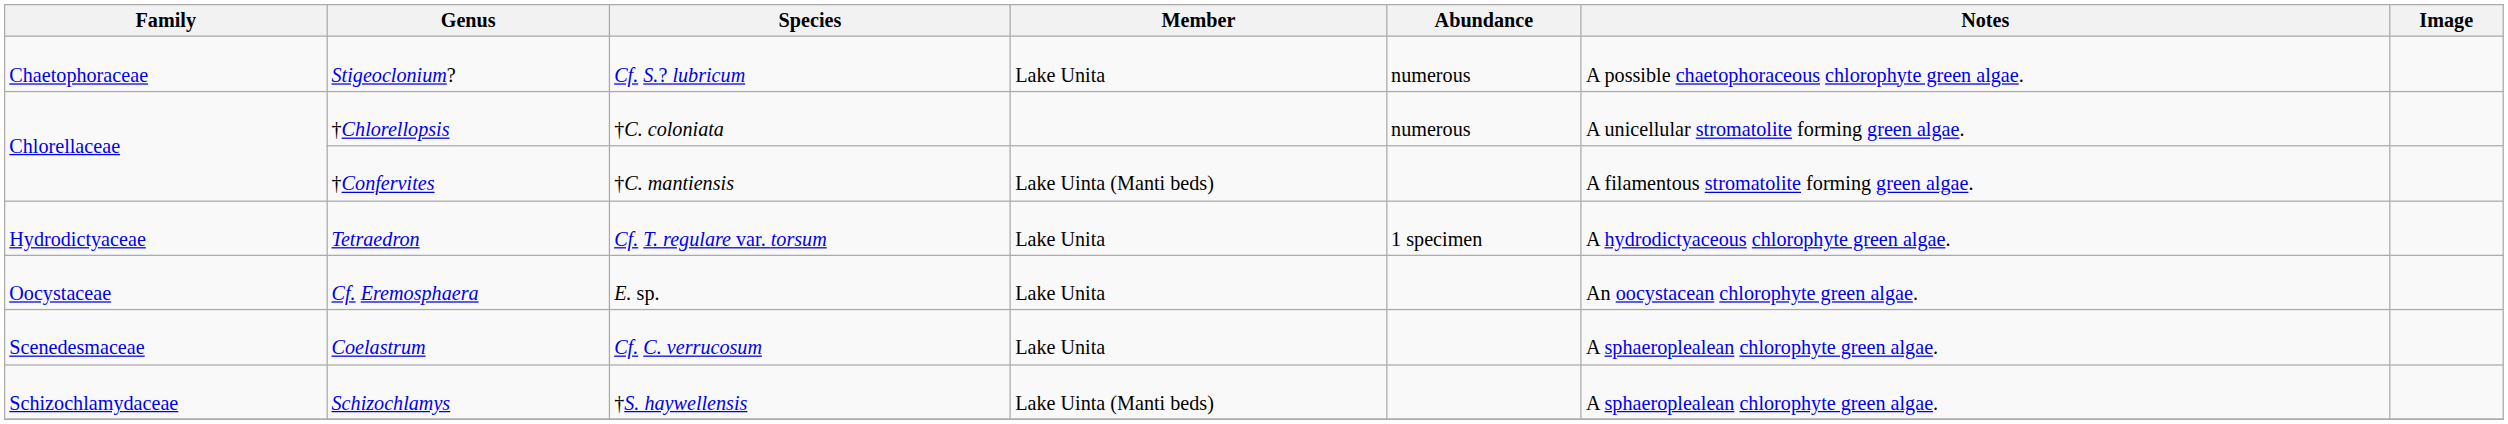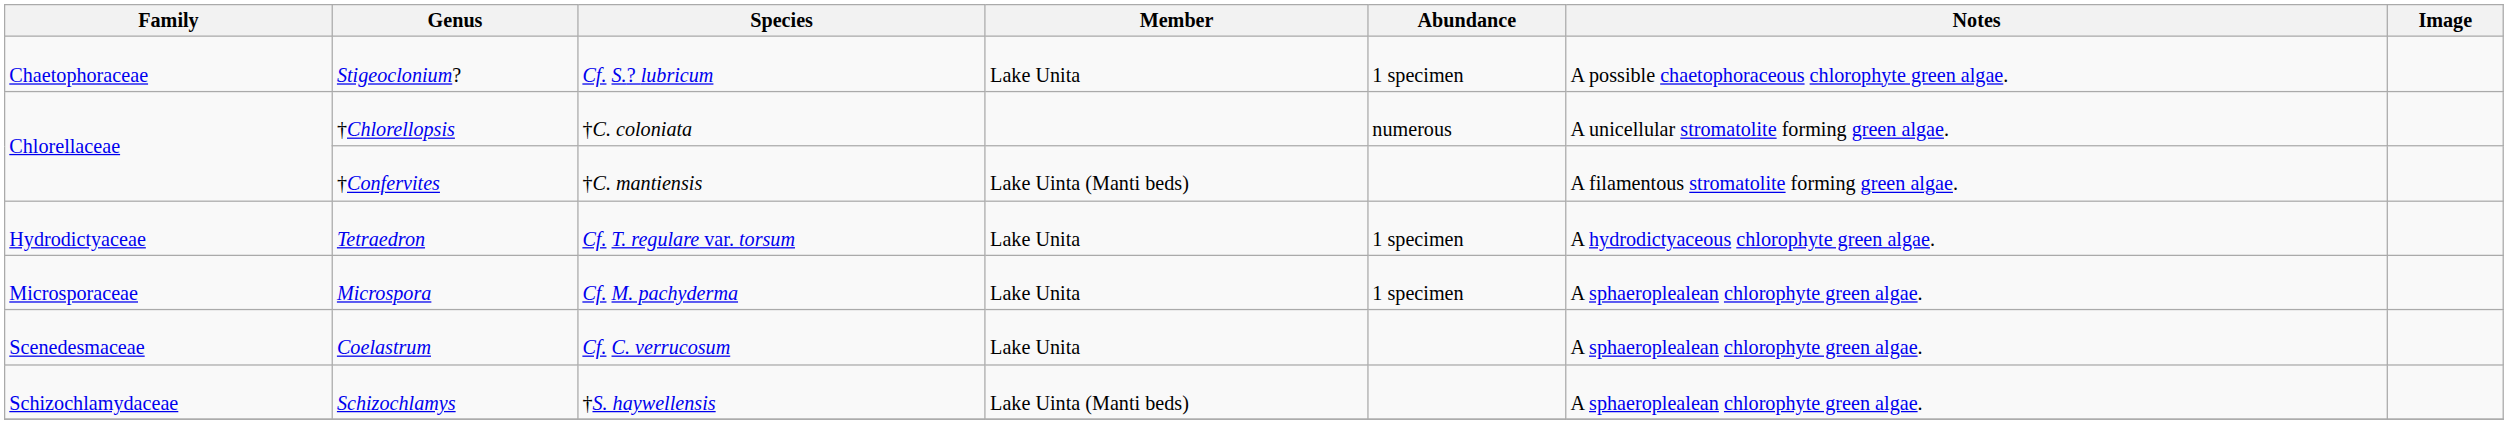(1431, 75) numerous -> (1418, 75) 1 specimen
+ row: (384, 293)
- row: (405, 293)
